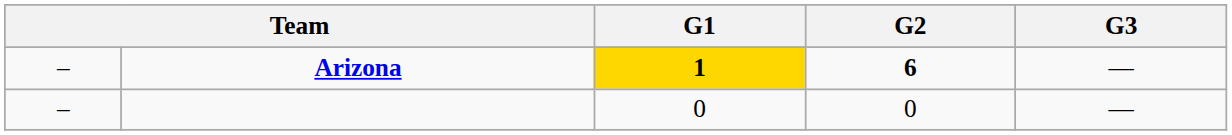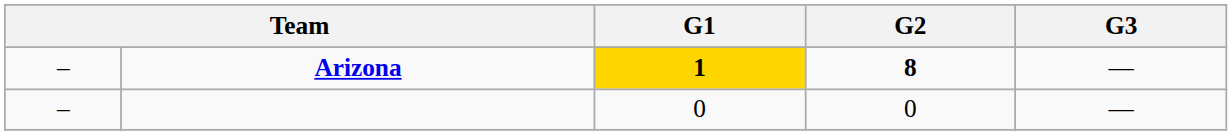(910, 67) 6 -> (910, 67) 8
